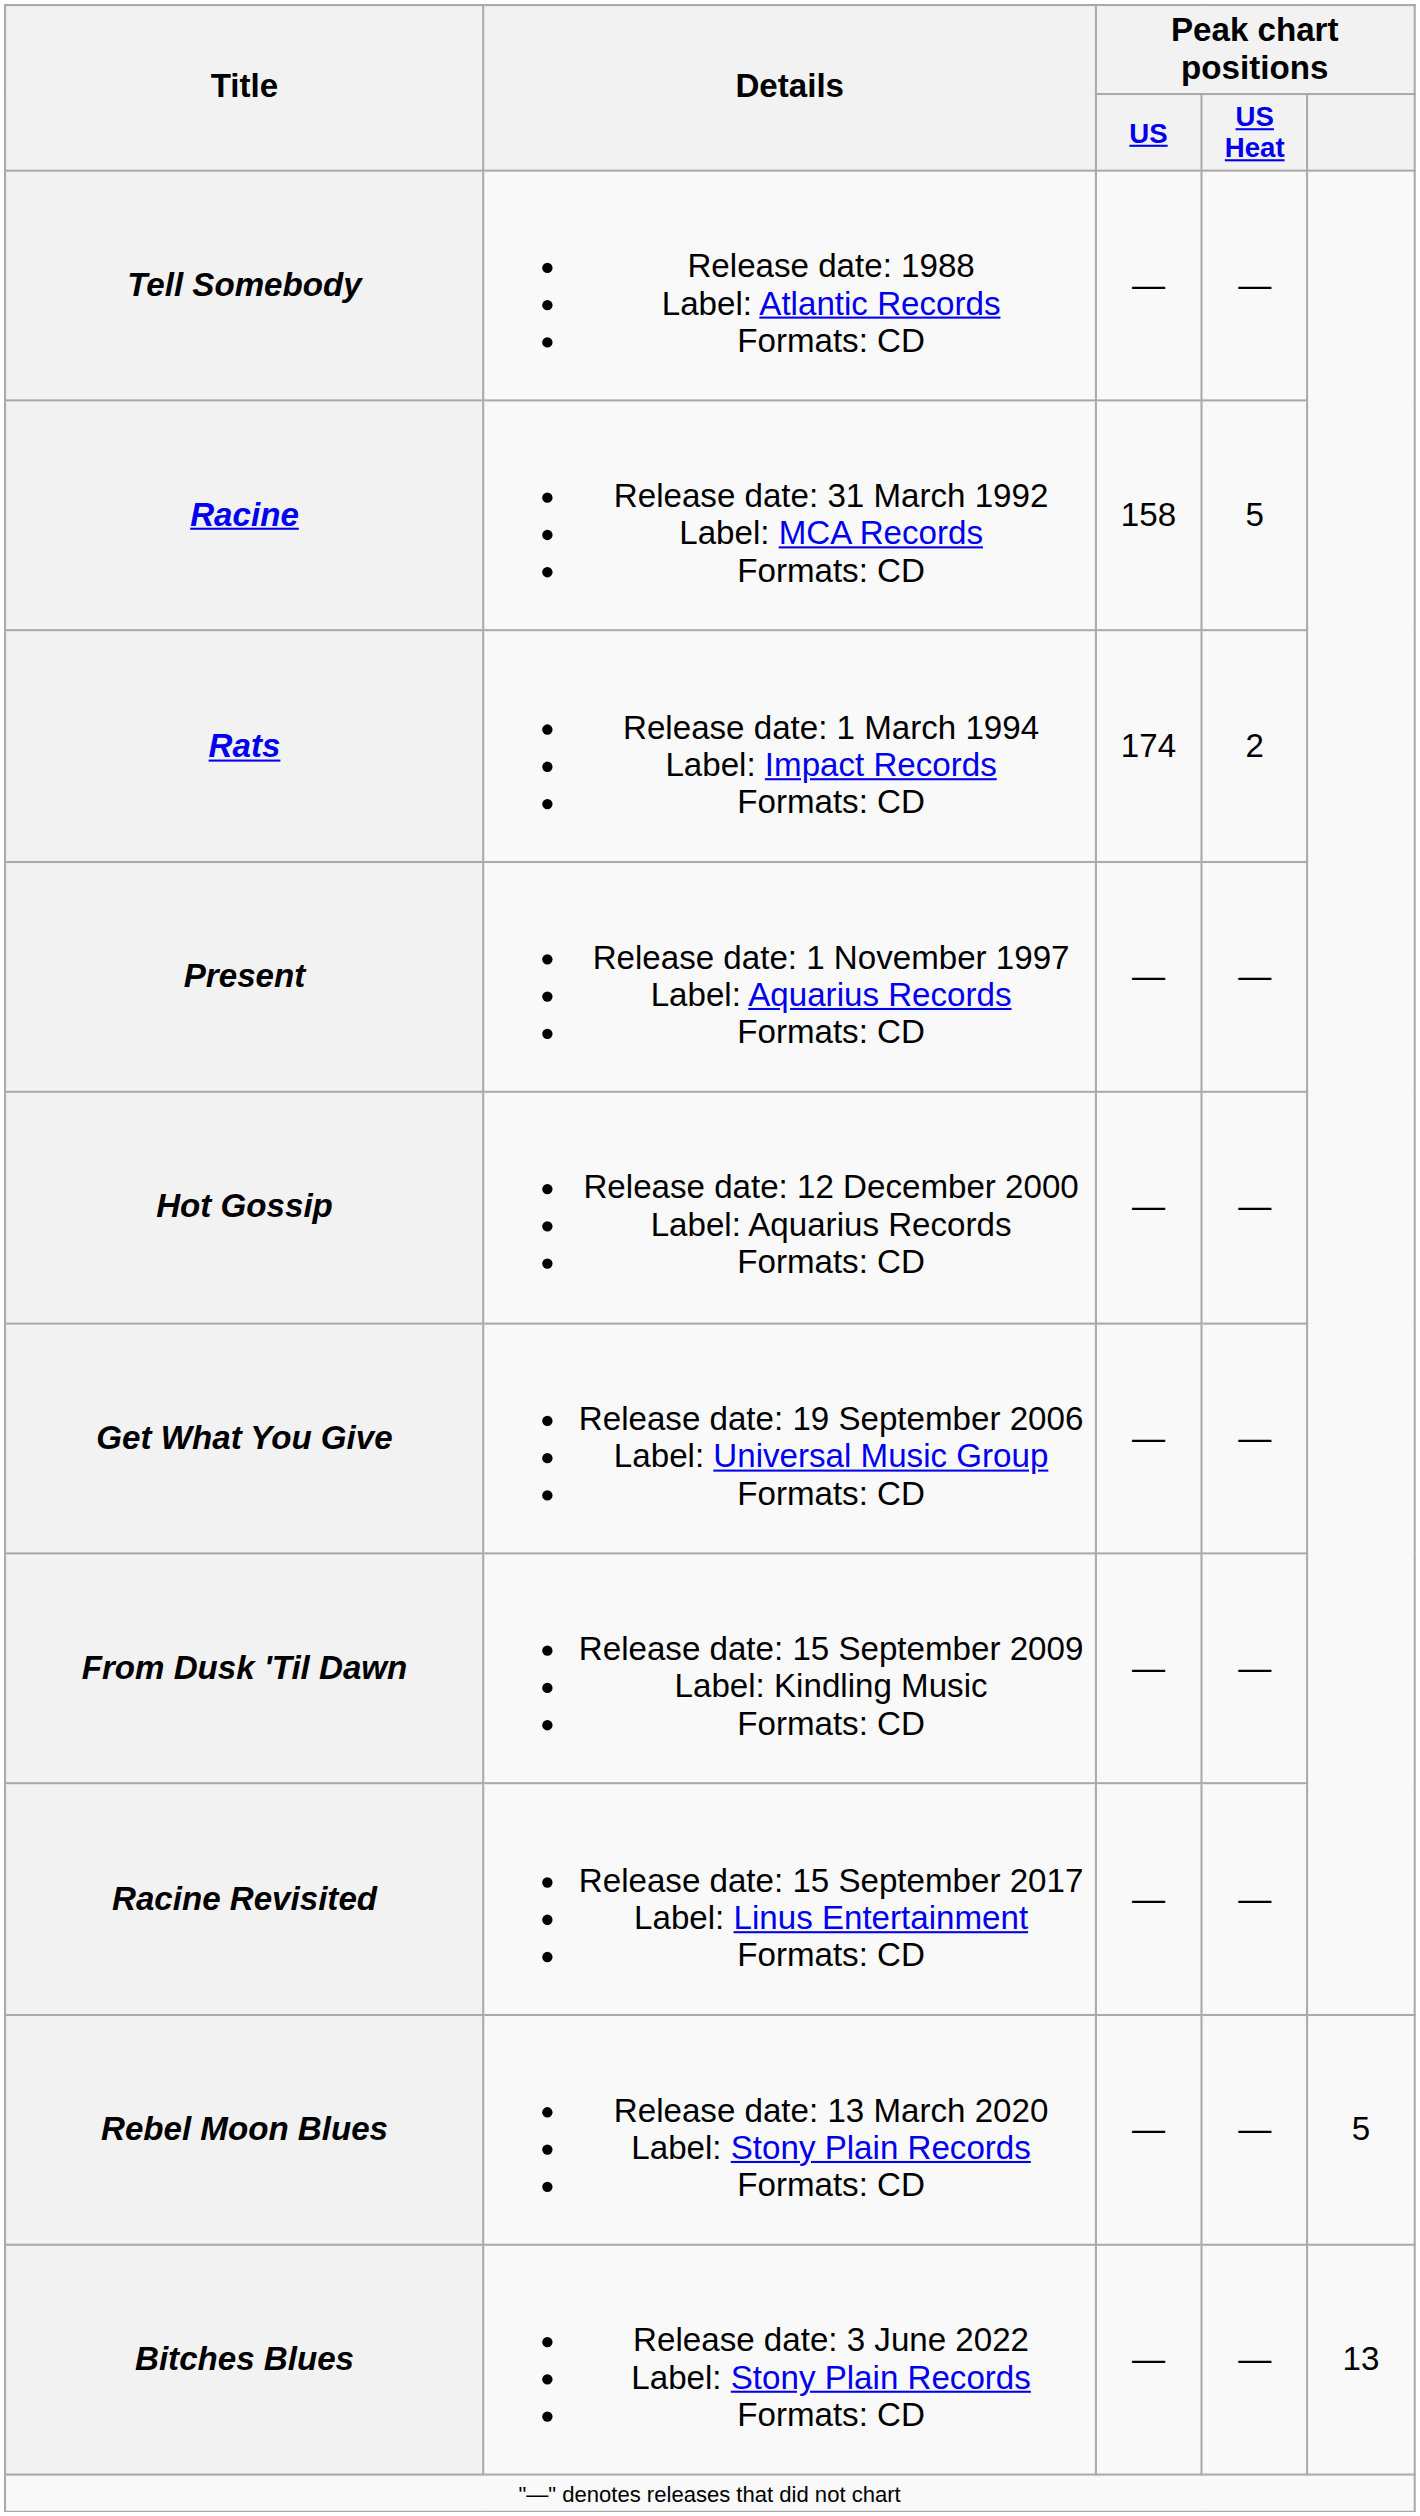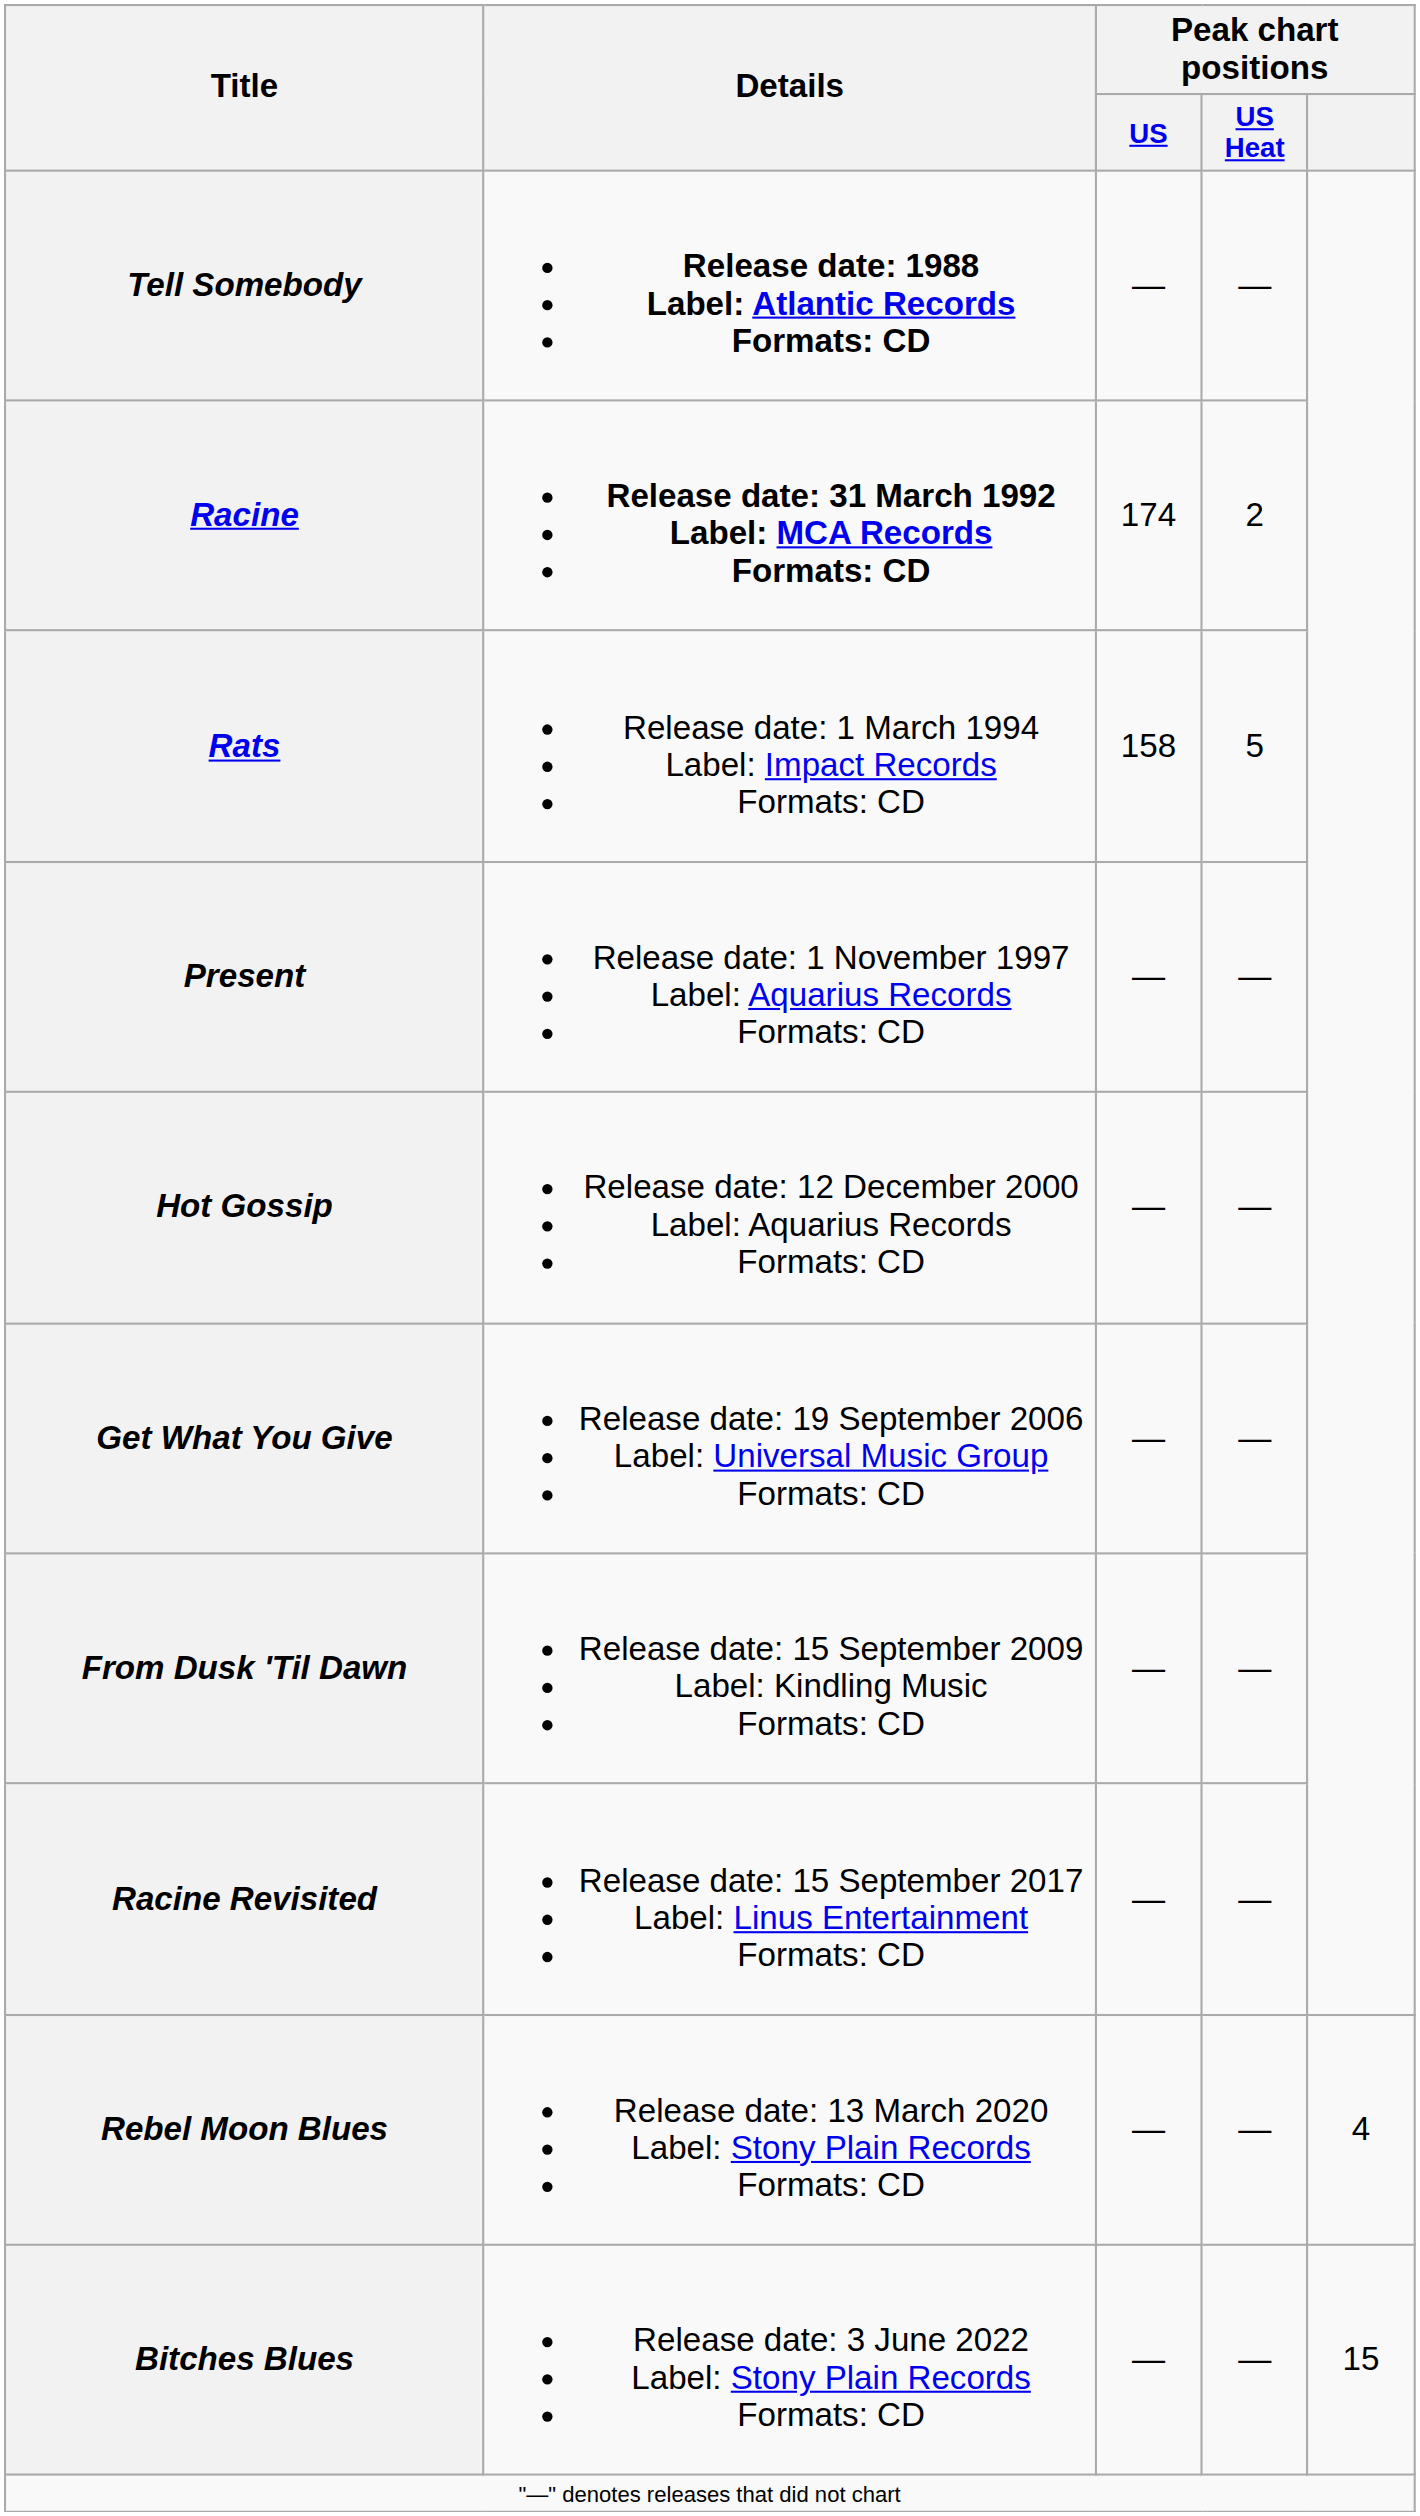(790, 304) normal -> (790, 304) bold
(790, 534) normal -> (790, 534) bold
(1148, 515) 158 -> (1148, 515) 174
(1255, 515) 5 -> (1255, 515) 2
(1148, 745) 174 -> (1148, 745) 158
(1255, 745) 2 -> (1255, 745) 5
(1361, 2129) 5 -> (1361, 2129) 4
(1361, 2359) 13 -> (1361, 2359) 15
